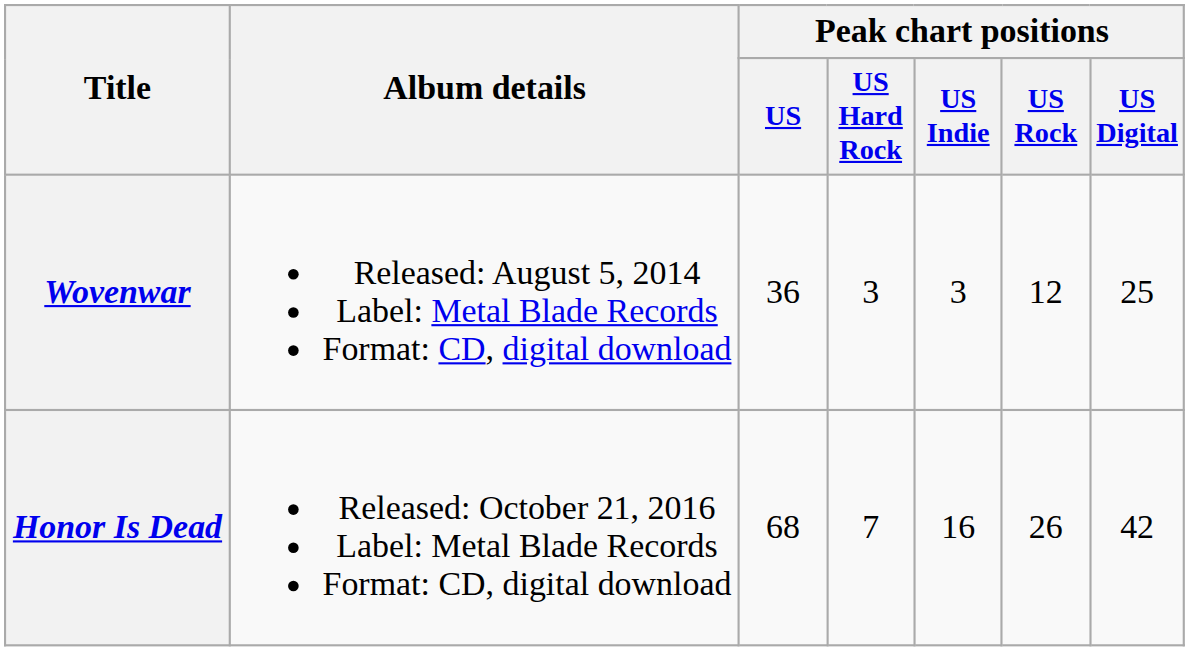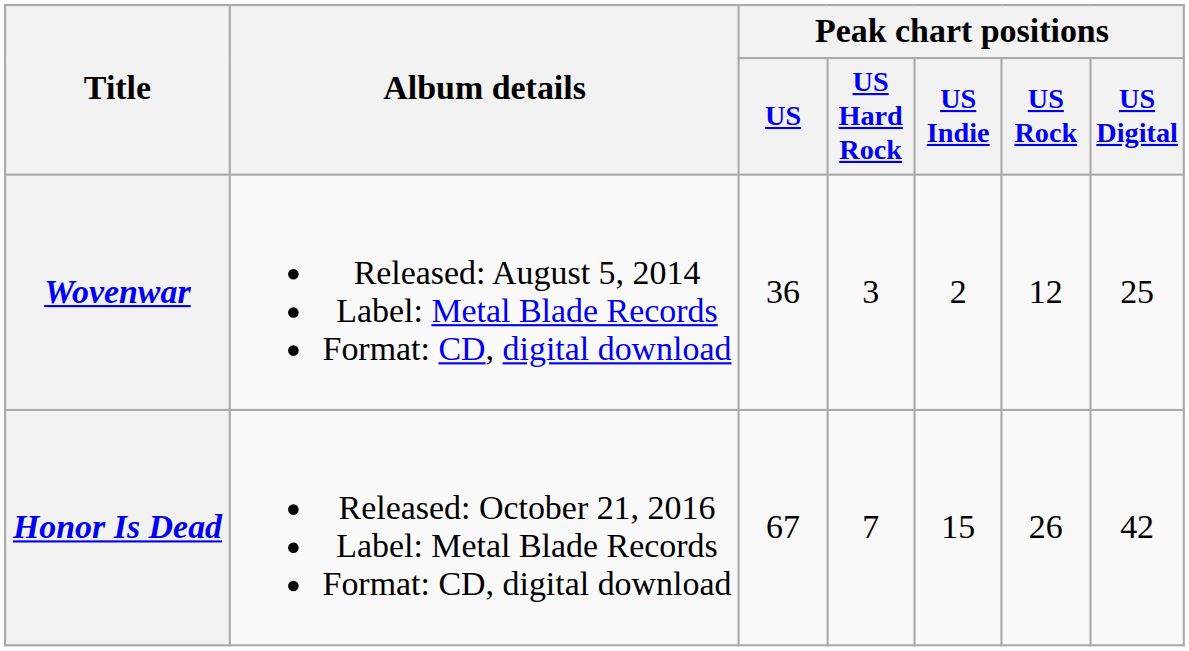(958, 291) 3 -> (958, 291) 2
(783, 527) 68 -> (783, 527) 67
(958, 527) 16 -> (958, 527) 15
